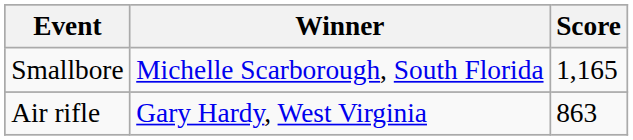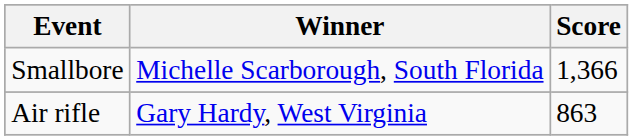(587, 69) 1,165 -> (587, 69) 1,366
